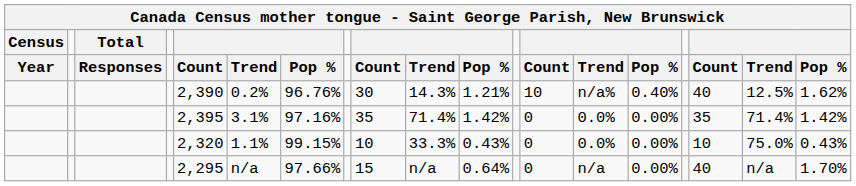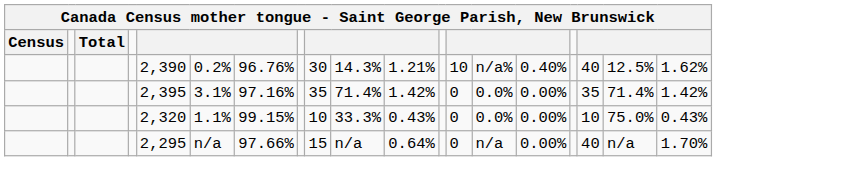- row: (36, 68)
